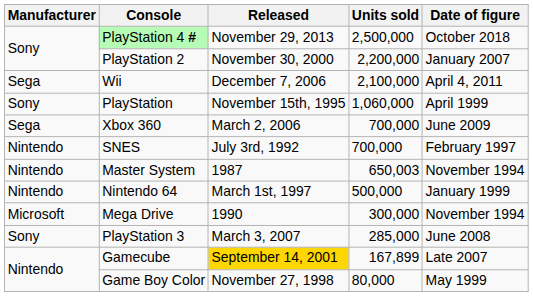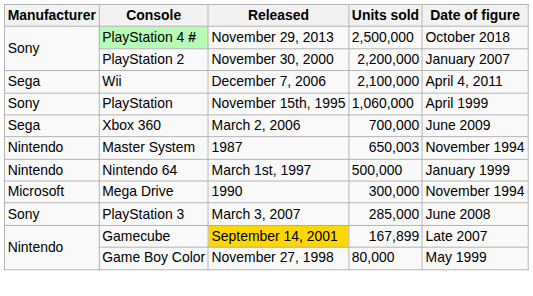- row: (121, 147)
